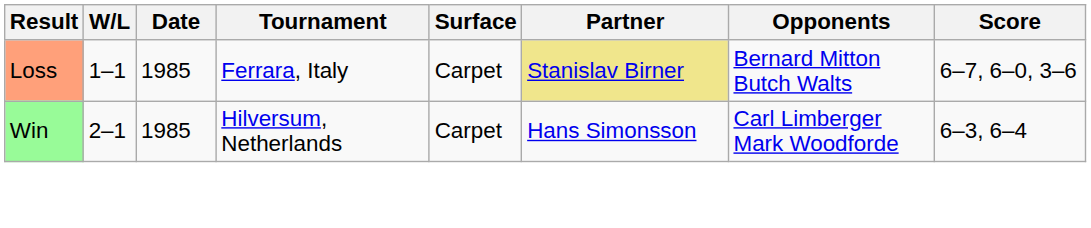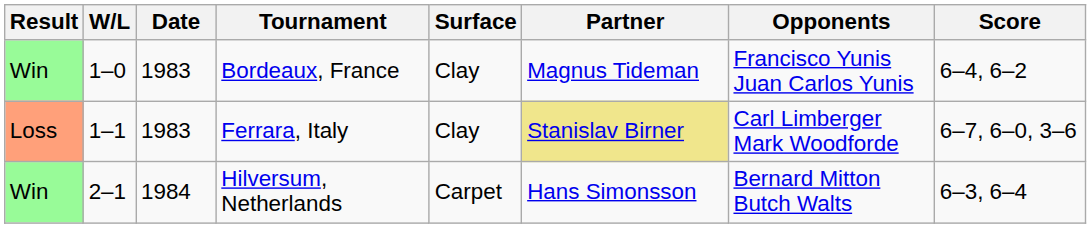+ row: (310, 70)
(166, 70) 1985 -> (166, 131) 1983
(468, 70) Carpet -> (457, 131) Clay
(807, 70) Bernard Mitton Butch Walts -> (816, 131) Carl Limberger Mark Woodforde
(166, 131) 1985 -> (166, 191) 1984
(816, 131) Carl Limberger Mark Woodforde -> (807, 191) Bernard Mitton Butch Walts
